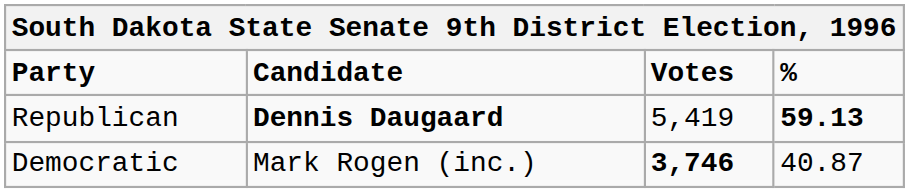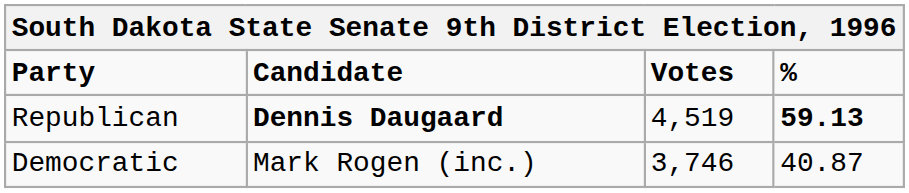(692, 118) 5,419 -> (692, 118) 4,519
(692, 164) bold -> (692, 164) normal
